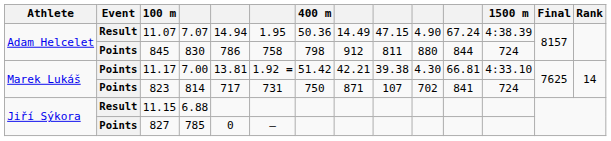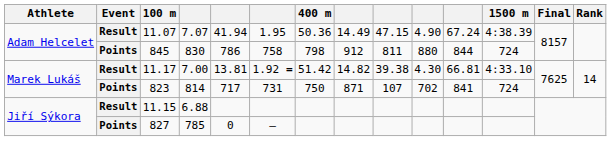(230, 32) 14.94 -> (230, 32) 41.94
(118, 70) Points -> (118, 70) Result
(353, 70) 42.21 -> (353, 70) 14.82
